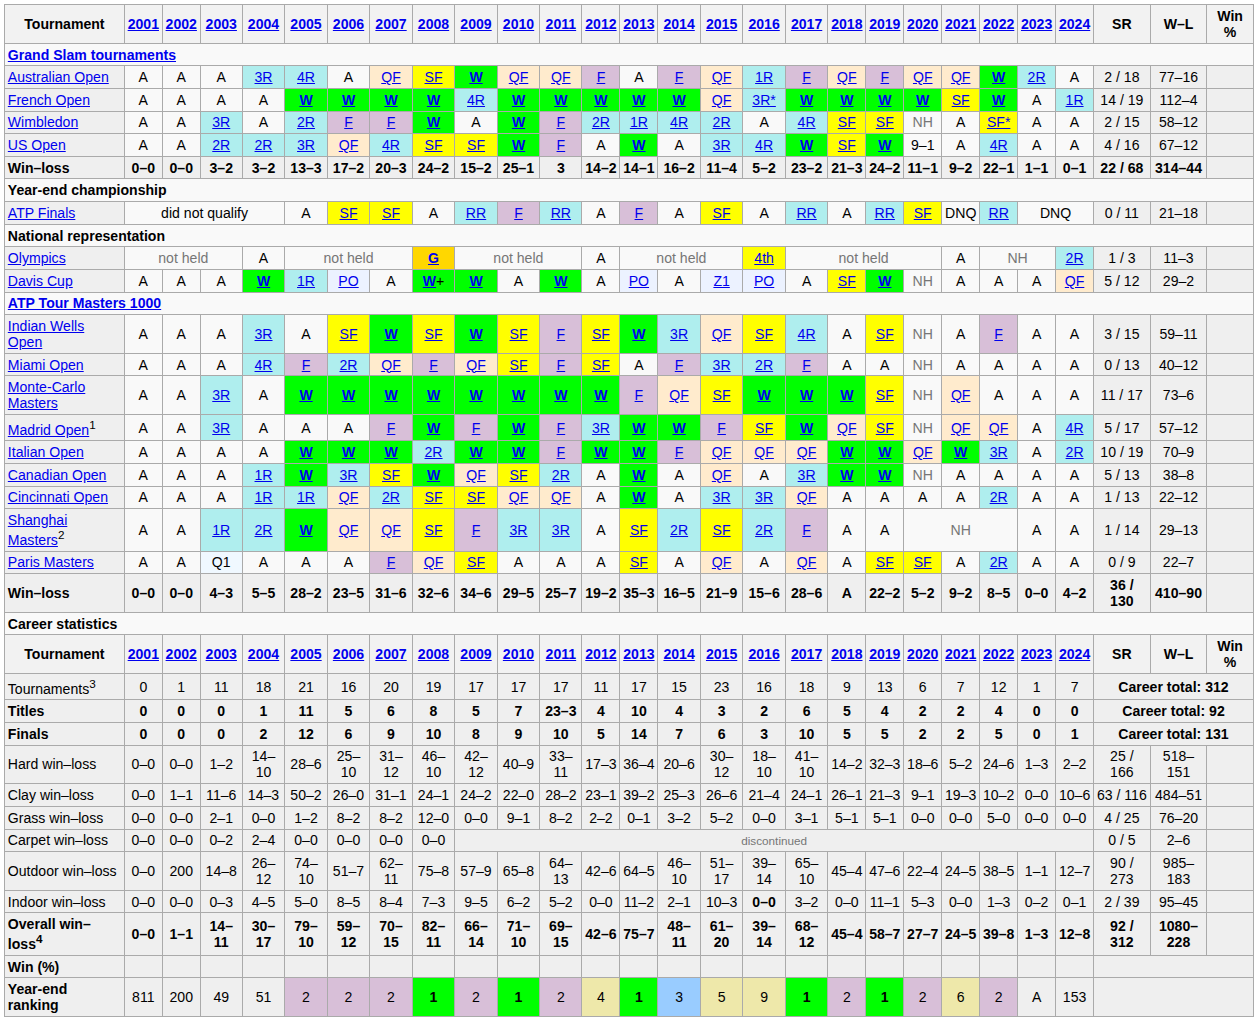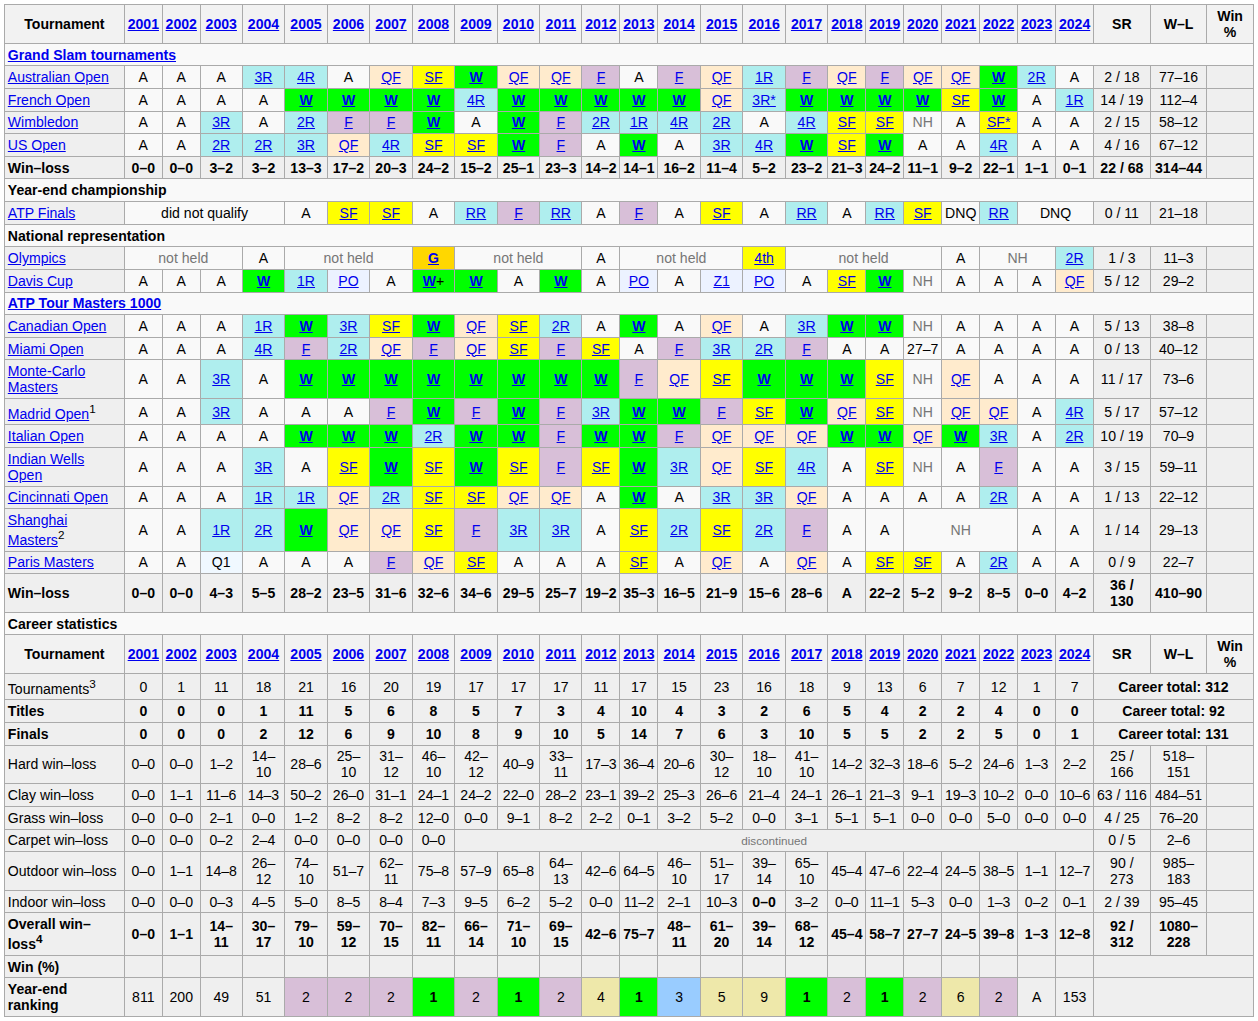(923, 145) 9–1 -> (923, 145) A
(561, 168) 3 -> (561, 168) 23–3
rows swapped: (46, 334) <-> (57, 475)
(923, 365) NH -> (923, 349) 27–7
(561, 711) 23–3 -> (561, 711) 3
(181, 871) 200 -> (181, 871) 1–1
